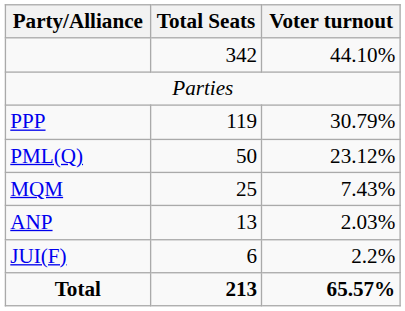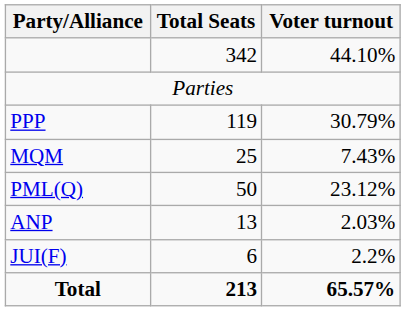rows swapped: (47, 155) <-> (37, 188)
